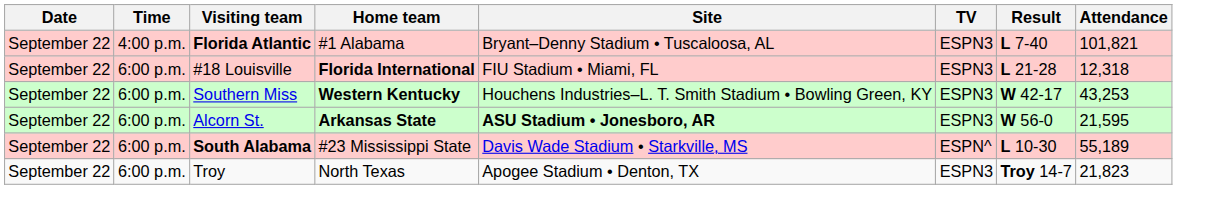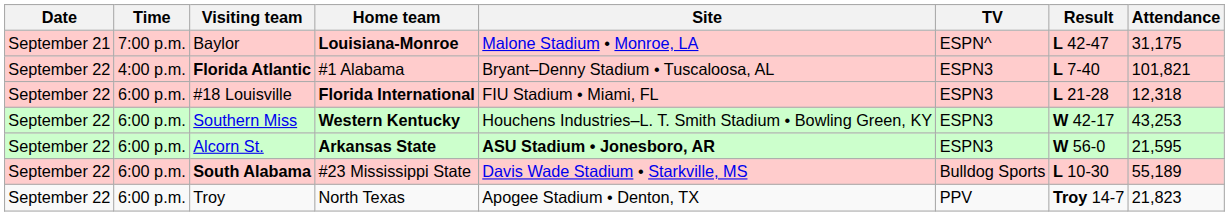+ row: (216, 43)
(966, 146) ESPN^ -> (992, 172) Bulldog Sports
(966, 172) ESPN3 -> (956, 198) PPV
